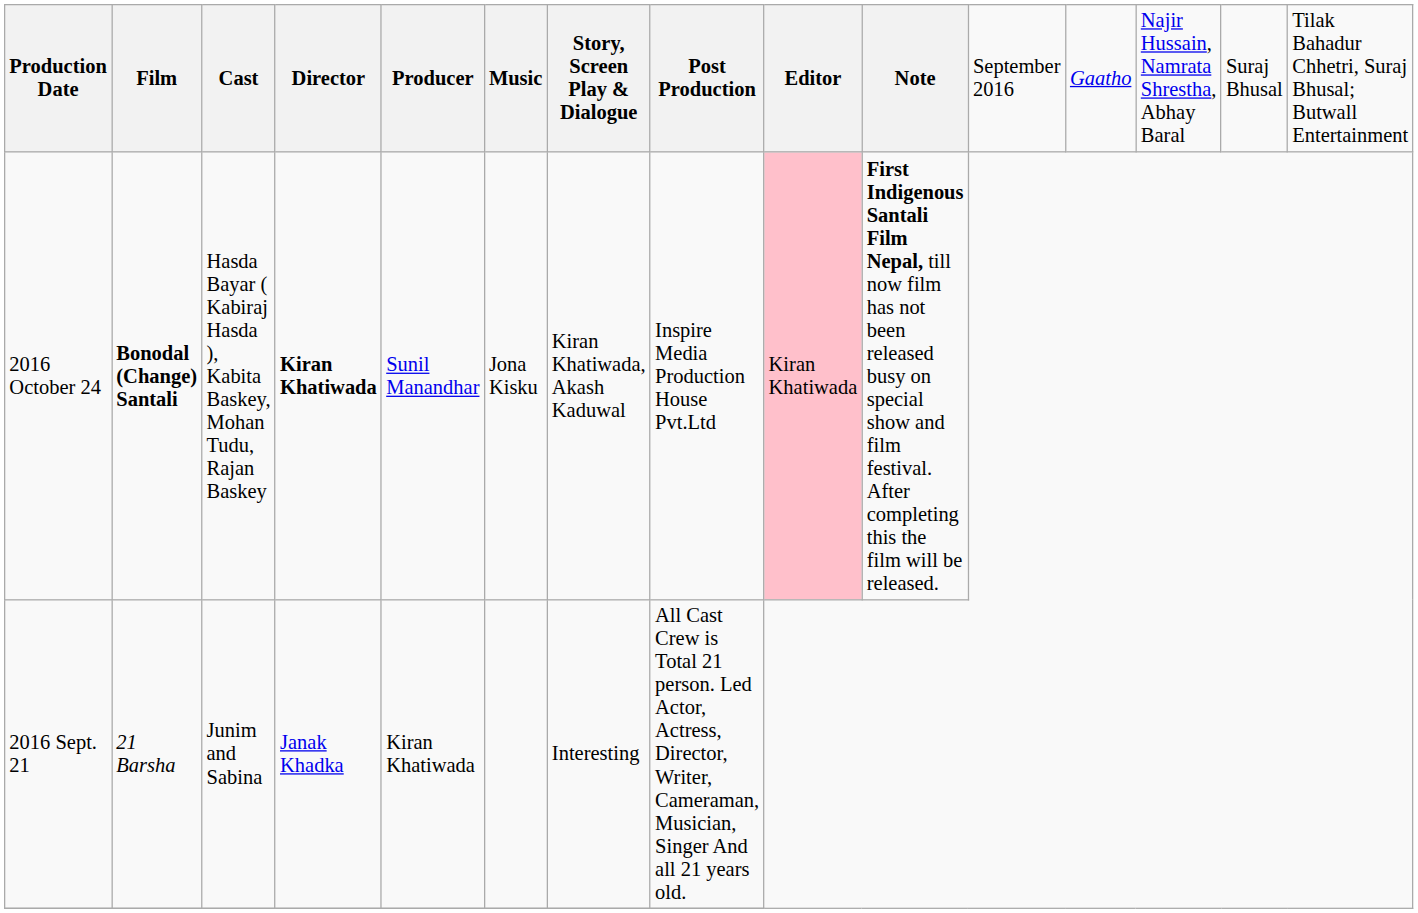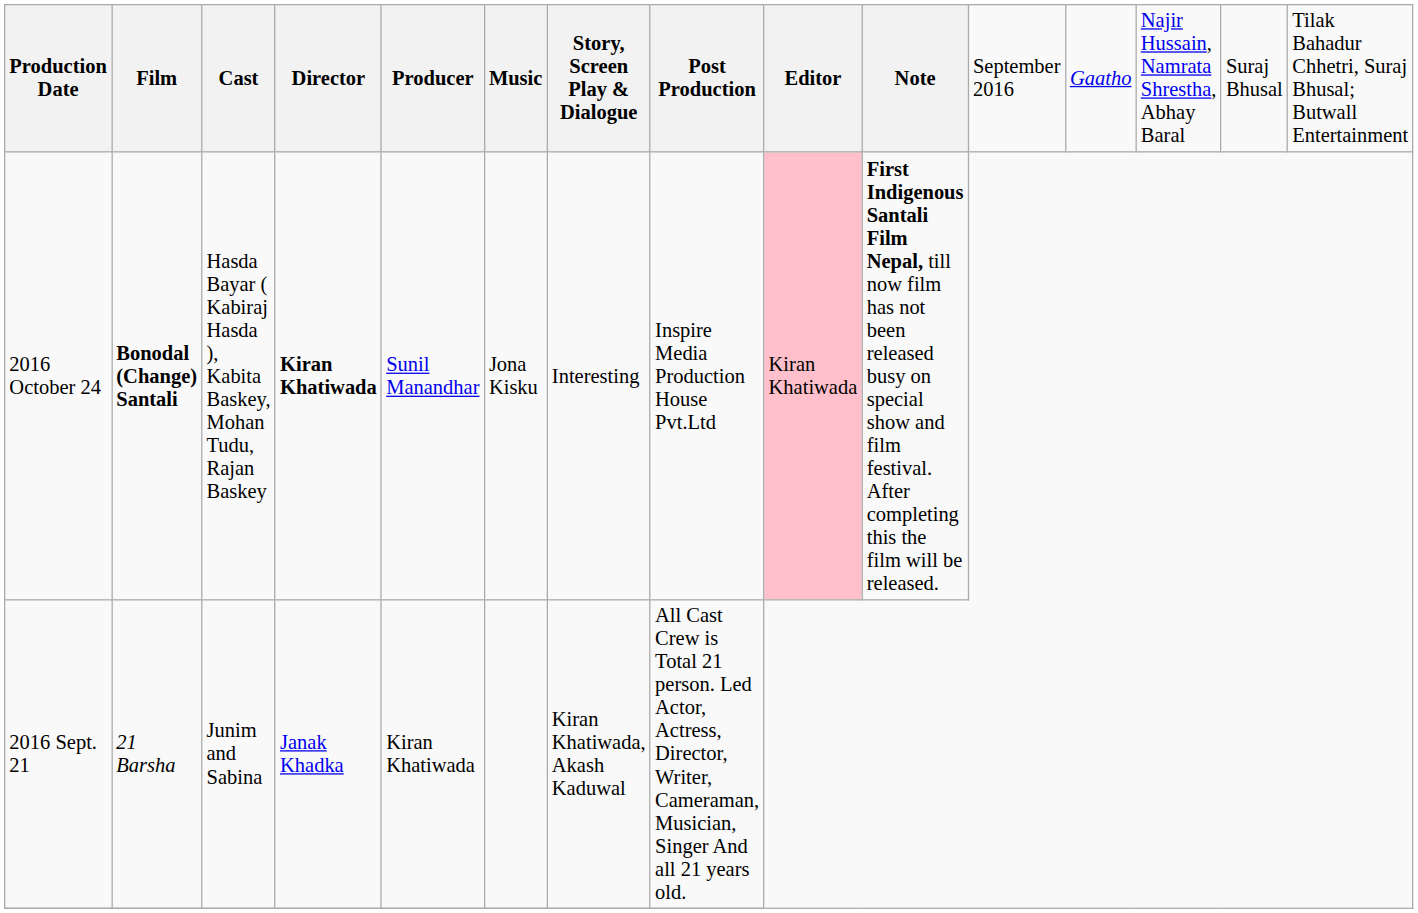(599, 375) Kiran Khatiwada, Akash Kaduwal -> (596, 375) Interesting
(596, 753) Interesting -> (599, 753) Kiran Khatiwada, Akash Kaduwal
